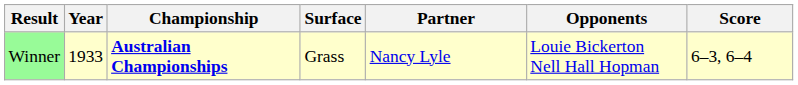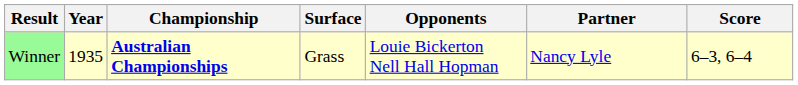columns swapped: (446, 18) <-> (607, 18)
(86, 55) 1933 -> (86, 55) 1935
